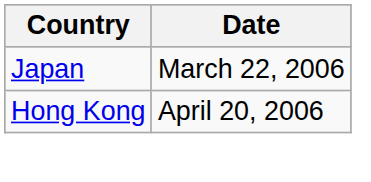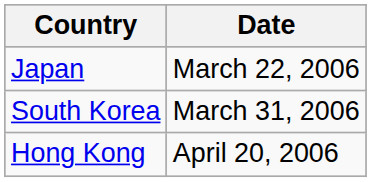+ row: (86, 111)
